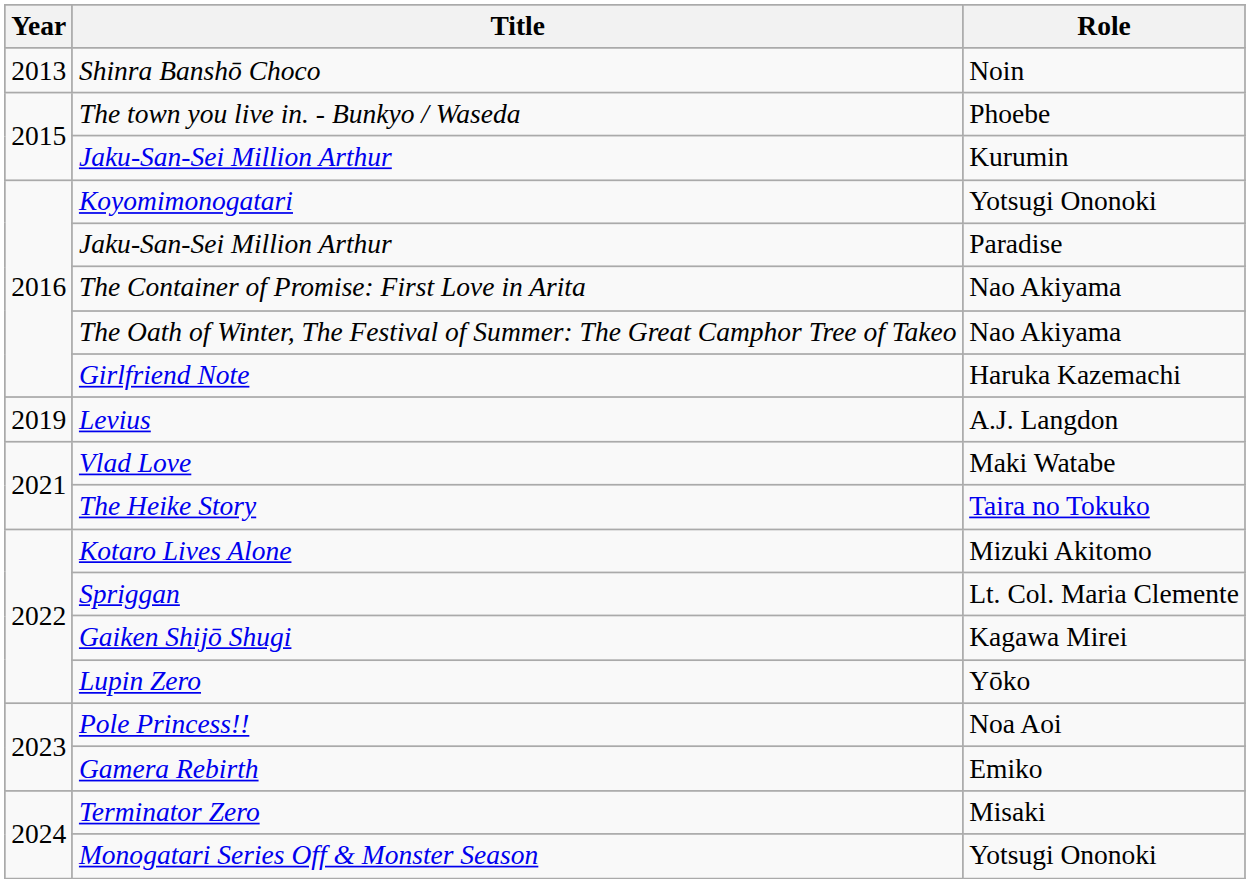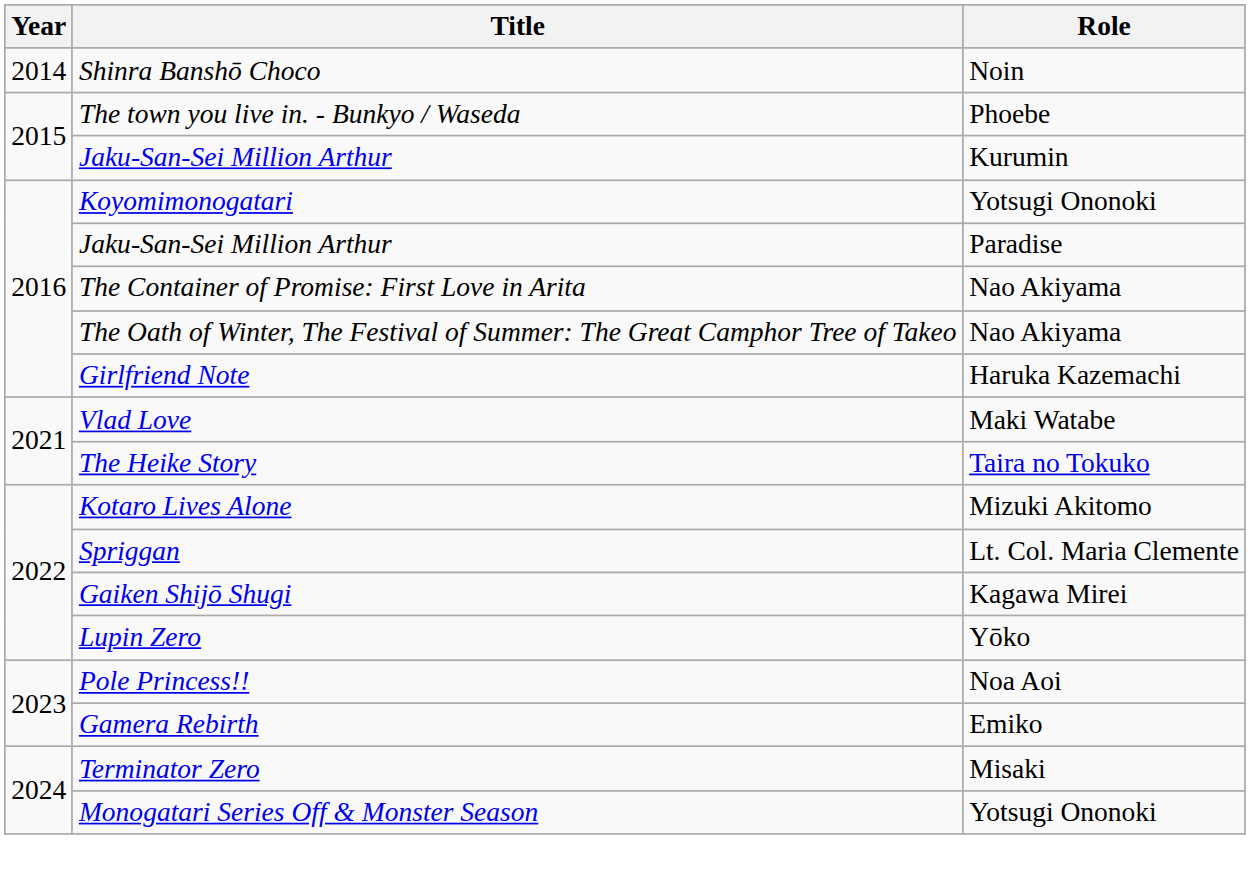(39, 69) 2013 -> (39, 69) 2014
- row: (115, 419)
